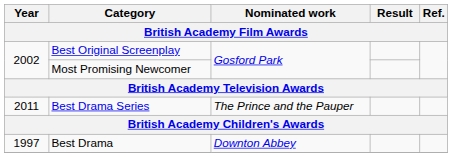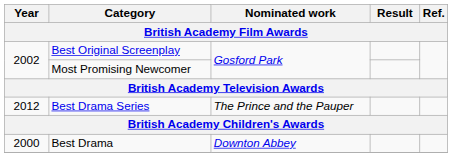(27, 106) 2011 -> (27, 106) 2012
(27, 143) 1997 -> (27, 143) 2000
